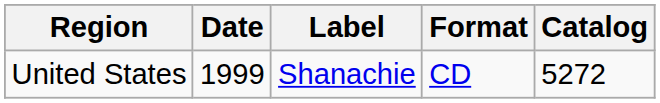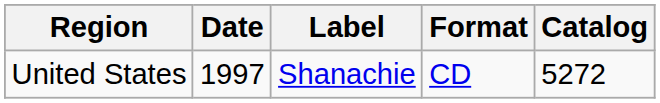(232, 73) 1999 -> (232, 73) 1997
